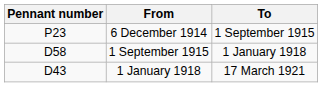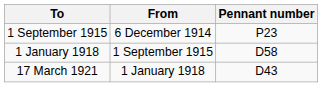columns swapped: (55, 14) <-> (264, 14)
